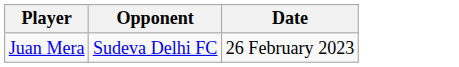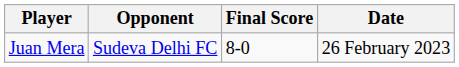+ column: (270, 18)
